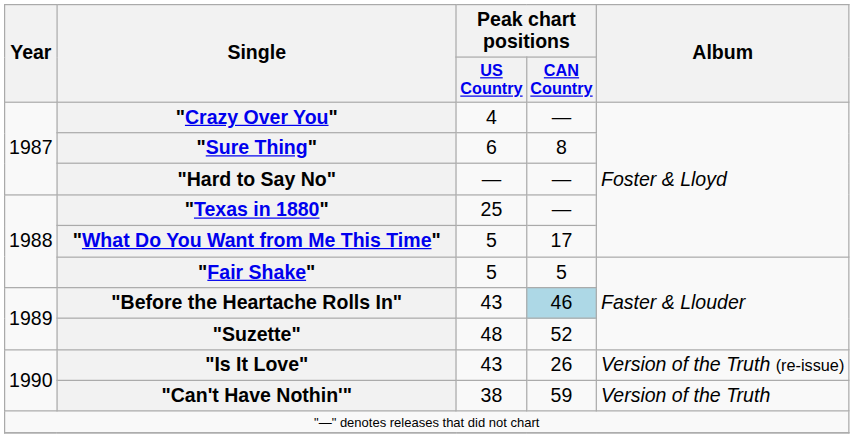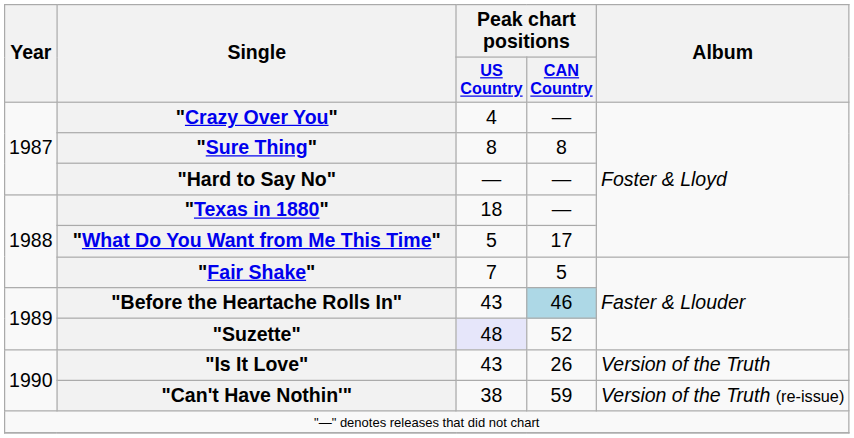(491, 148) 6 -> (491, 148) 8
(491, 210) 25 -> (491, 210) 18
(491, 271) 5 -> (491, 271) 7
(491, 333) no background -> (491, 333) lavender background
(723, 364) Version of the Truth (re-issue) -> (686, 364) Version of the Truth
(686, 395) Version of the Truth -> (723, 395) Version of the Truth (re-issue)
